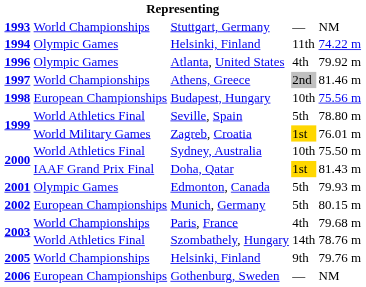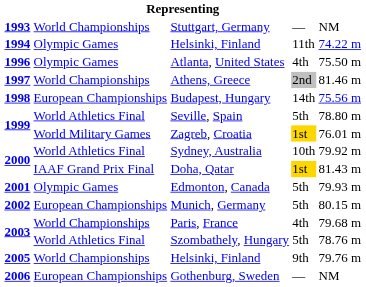(340, 62) 79.92 m -> (340, 62) 75.50 m
(304, 97) 10th -> (304, 97) 14th
(340, 151) 75.50 m -> (340, 151) 79.92 m
(304, 240) 14th -> (301, 240) 5th
